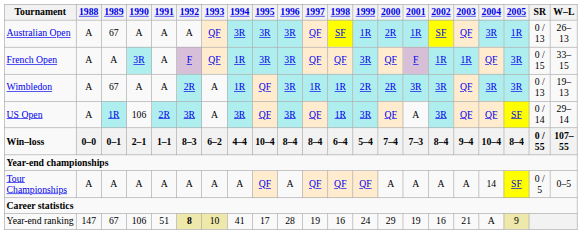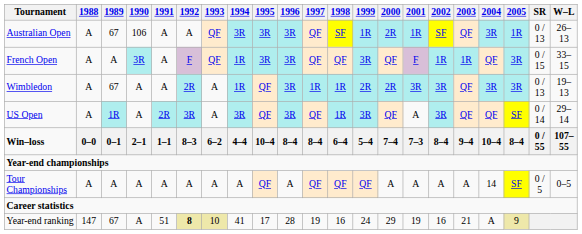(139, 33) A -> (139, 33) 106
(139, 114) 106 -> (139, 114) A
(139, 221) 106 -> (139, 221) A
